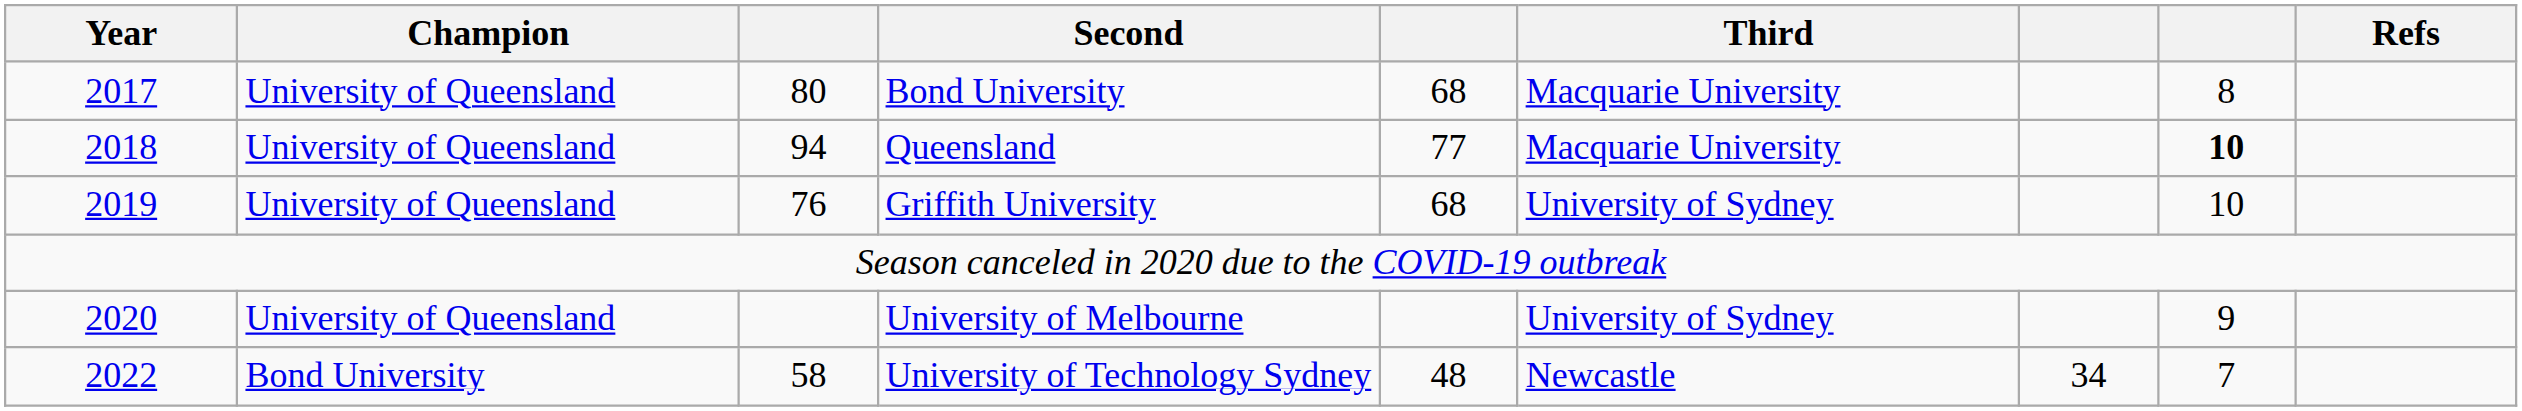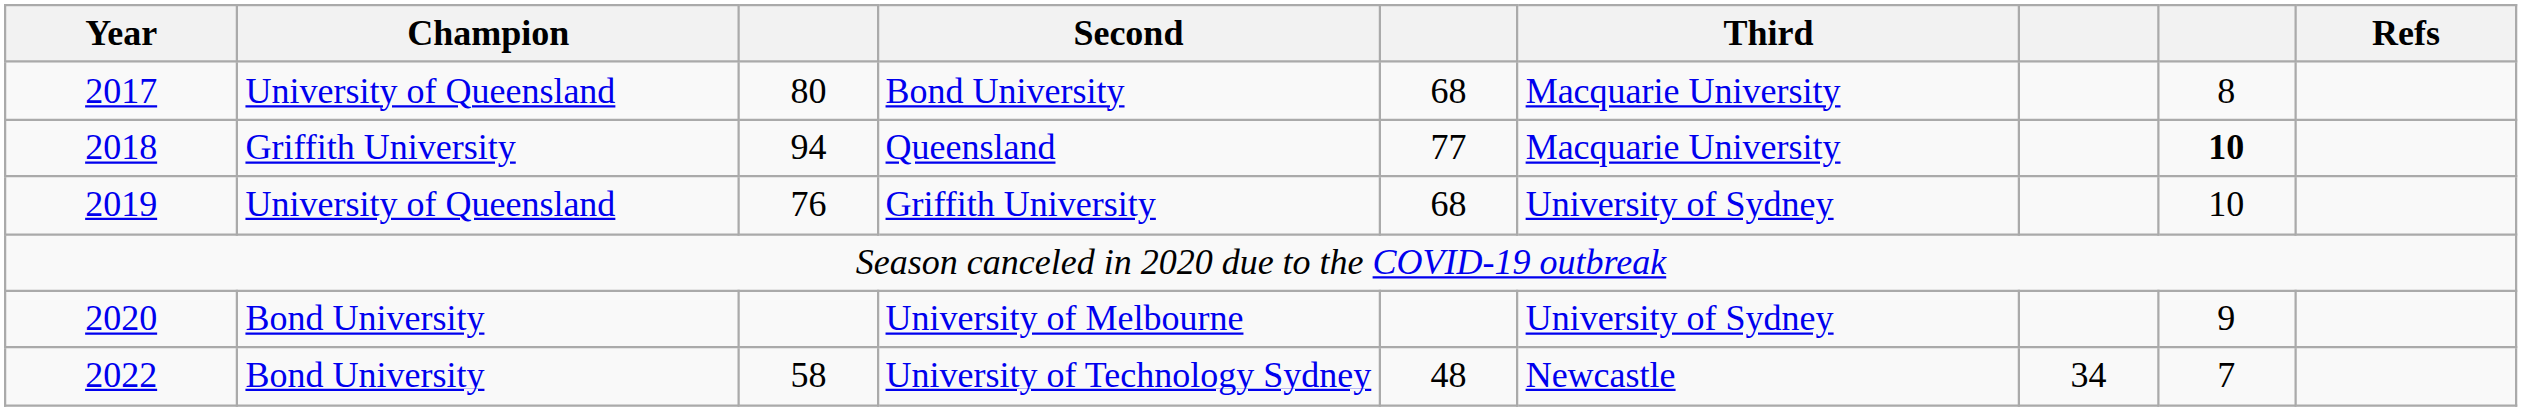(430, 147) University of Queensland -> (381, 147) Griffith University
(430, 318) University of Queensland -> (365, 318) Bond University
